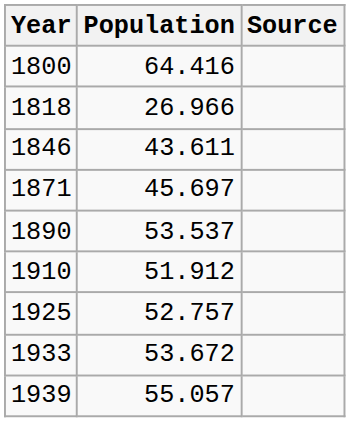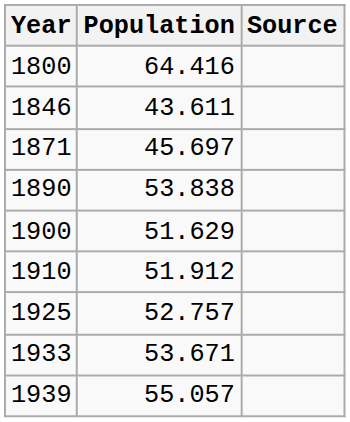- row: (41, 108)
(189, 231) 53.537 -> (189, 190) 53.838
+ row: (41, 231)
(189, 354) 53.672 -> (189, 354) 53.671
